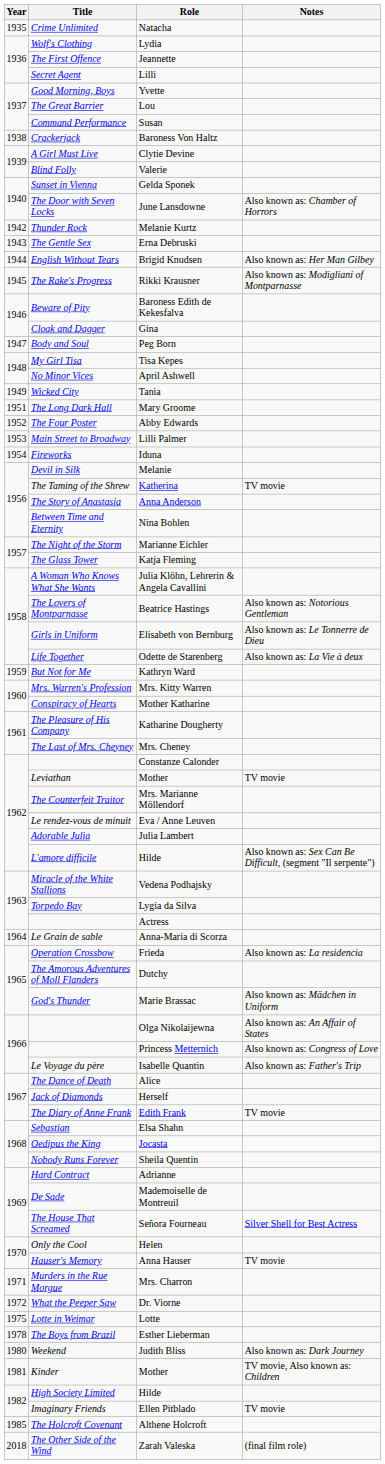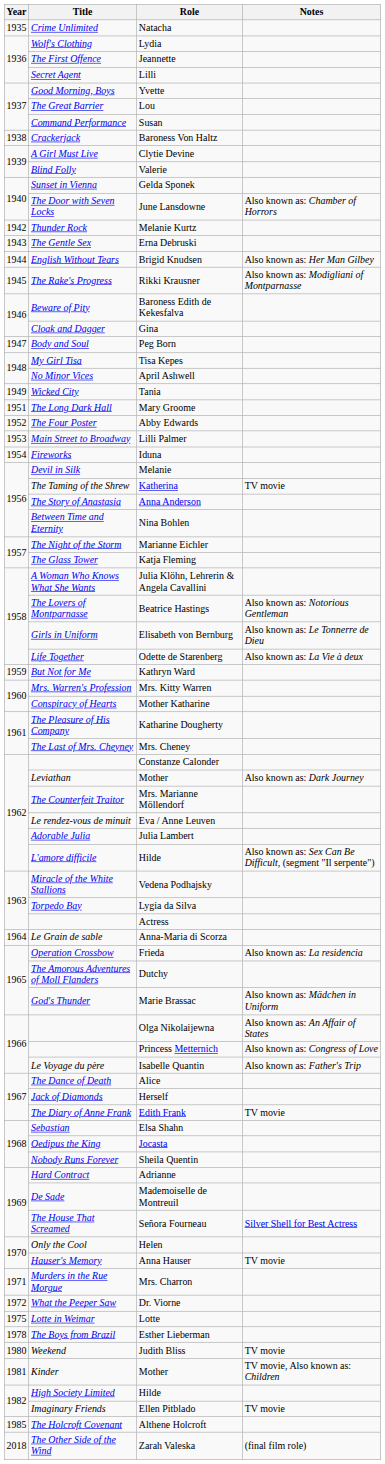(265, 778) TV movie -> (304, 778) Also known as: Dark Journey
(304, 1350) Also known as: Dark Journey -> (265, 1350) TV movie
